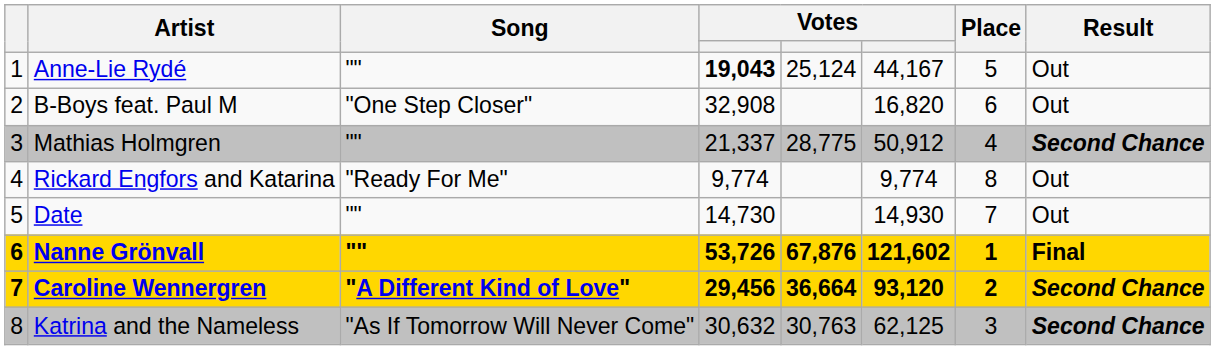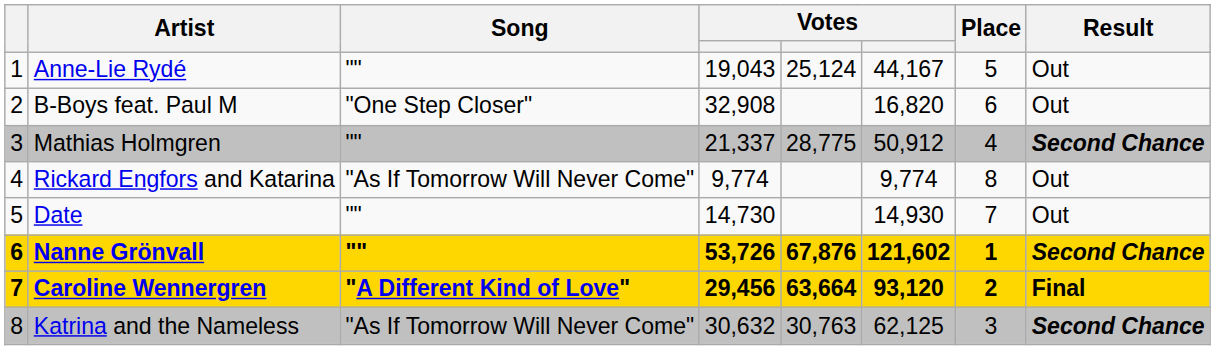(740, 69) bold -> (740, 69) normal
(427, 179) "Ready For Me" -> (520, 179) "As If Tomorrow Will Never Come"
(1059, 252) Final -> (1118, 252) Second Chance
(821, 289) 36,664 -> (821, 289) 63,664
(1118, 289) Second Chance -> (1059, 289) Final
